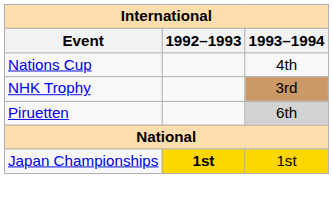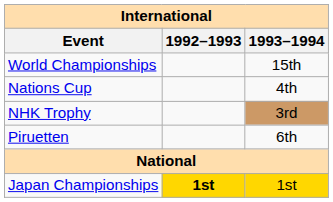+ row: (82, 64)
(287, 112) lightgrey background -> (287, 137) no background
